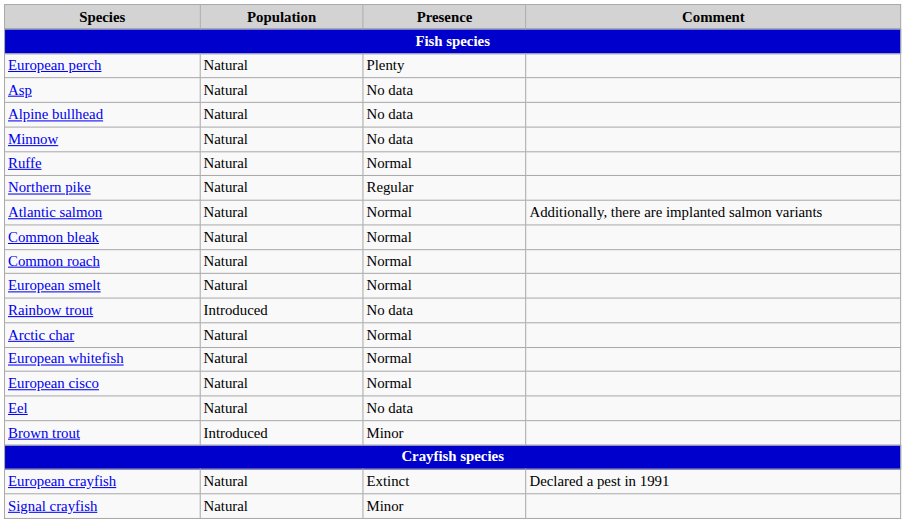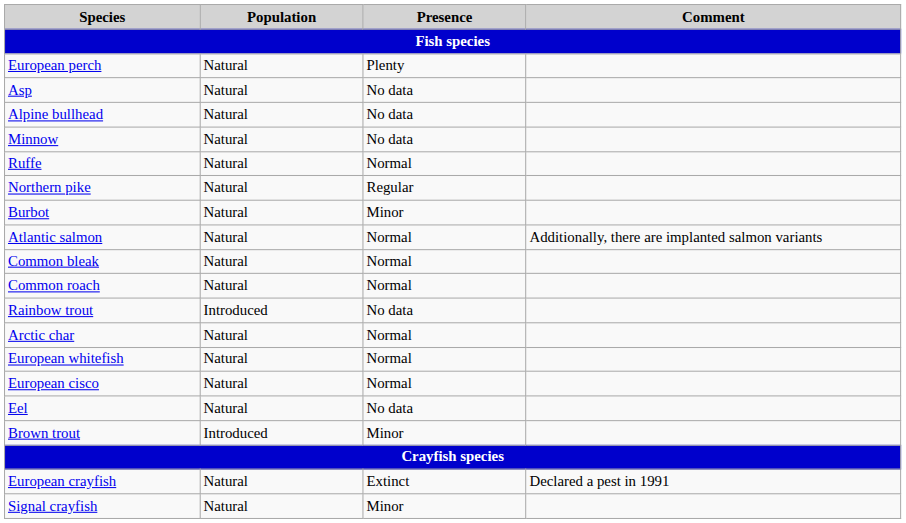+ row: (29, 212)
- row: (54, 286)
